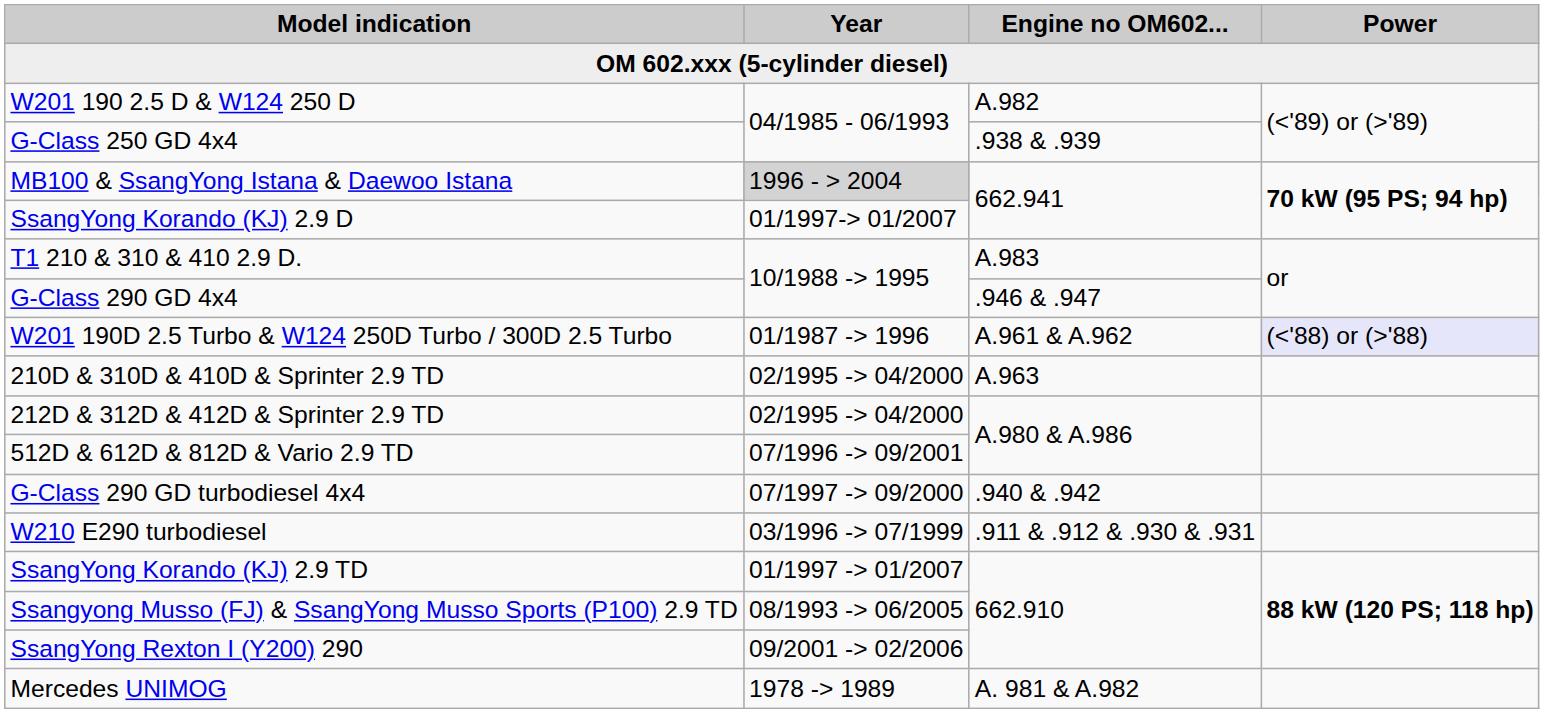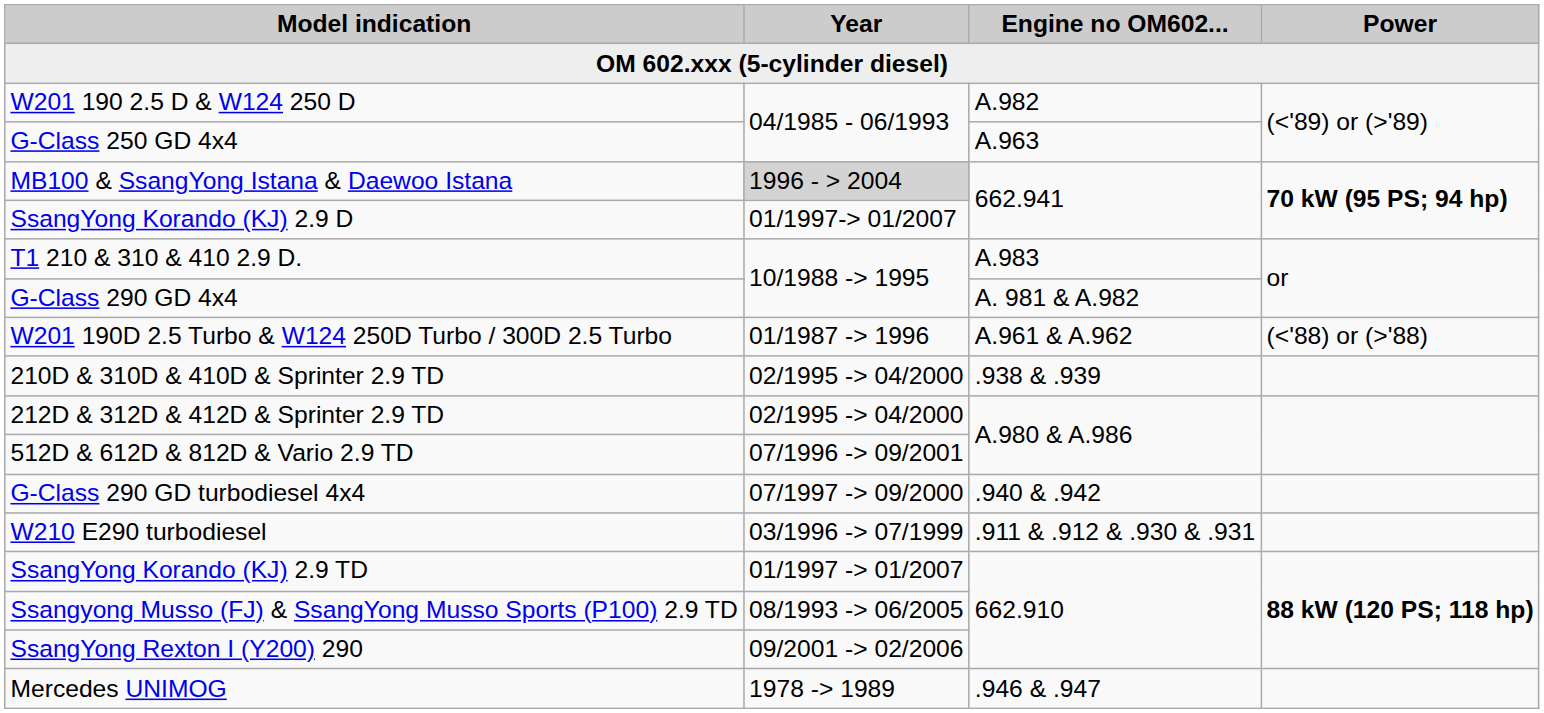(1038, 141) .938 & .939 -> (1007, 141) A.963
(1038, 297) .946 & .947 -> (1057, 297) A. 981 & A.982
(1347, 336) lavender background -> (1347, 336) no background
(1007, 375) A.963 -> (1038, 375) .938 & .939
(1057, 688) A. 981 & A.982 -> (1038, 688) .946 & .947
